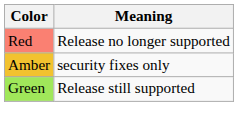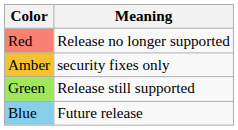+ row: (22, 112)
